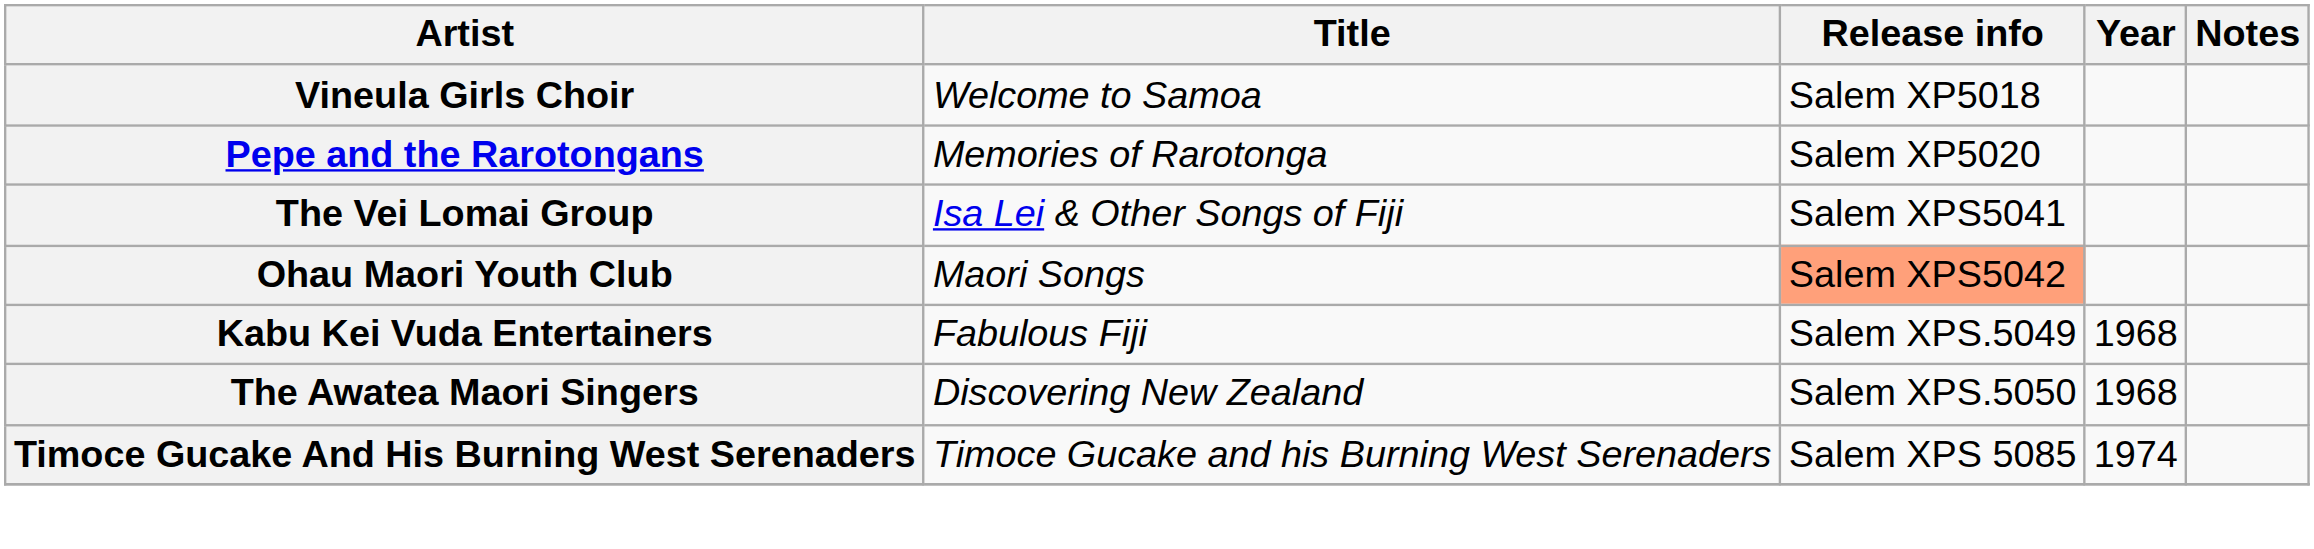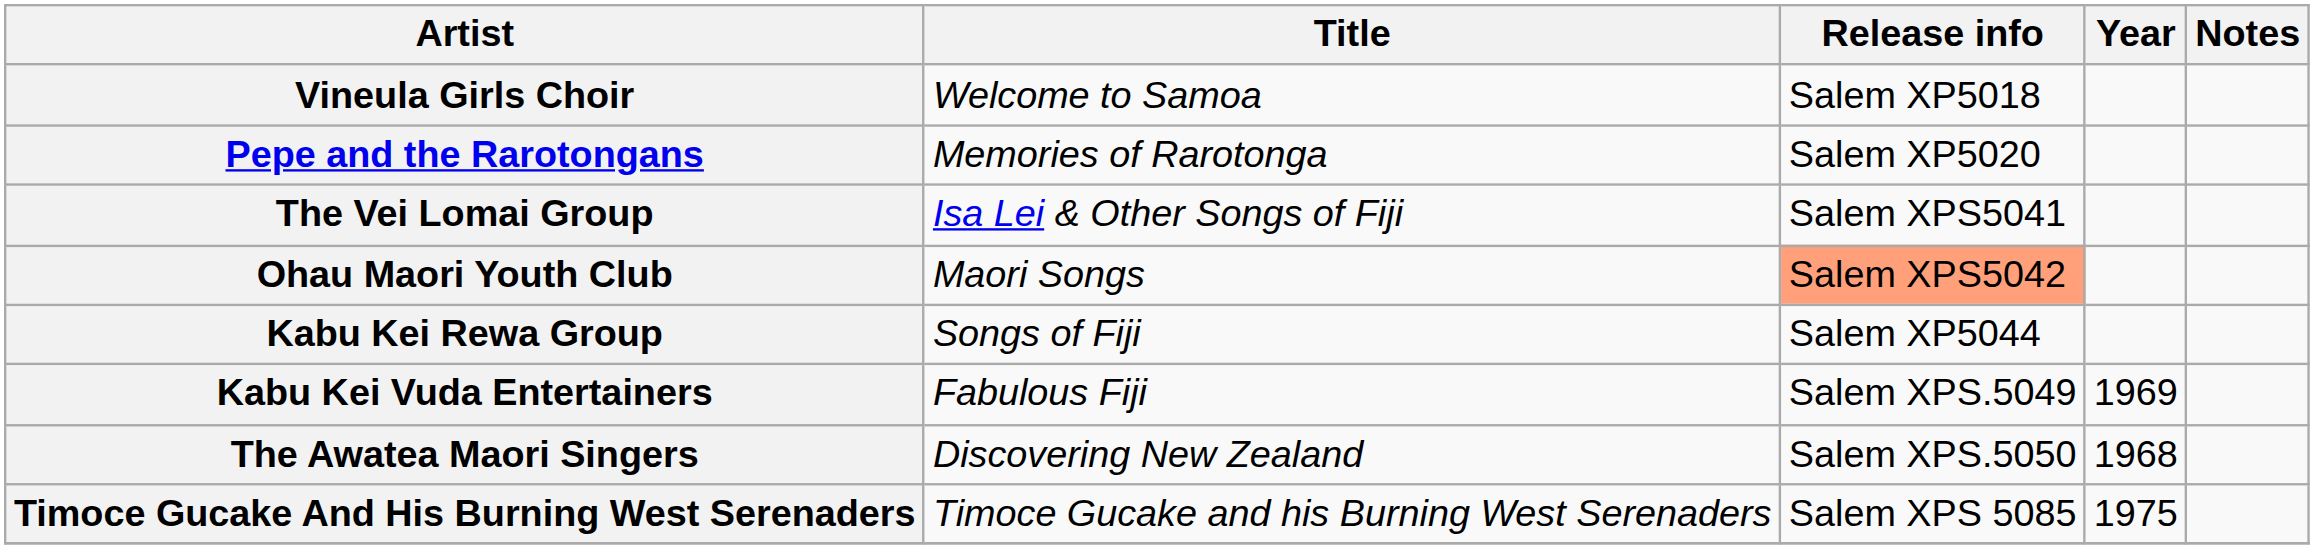+ row: (465, 333)
(2136, 333) 1968 -> (2136, 393) 1969
(2136, 453) 1974 -> (2136, 513) 1975
